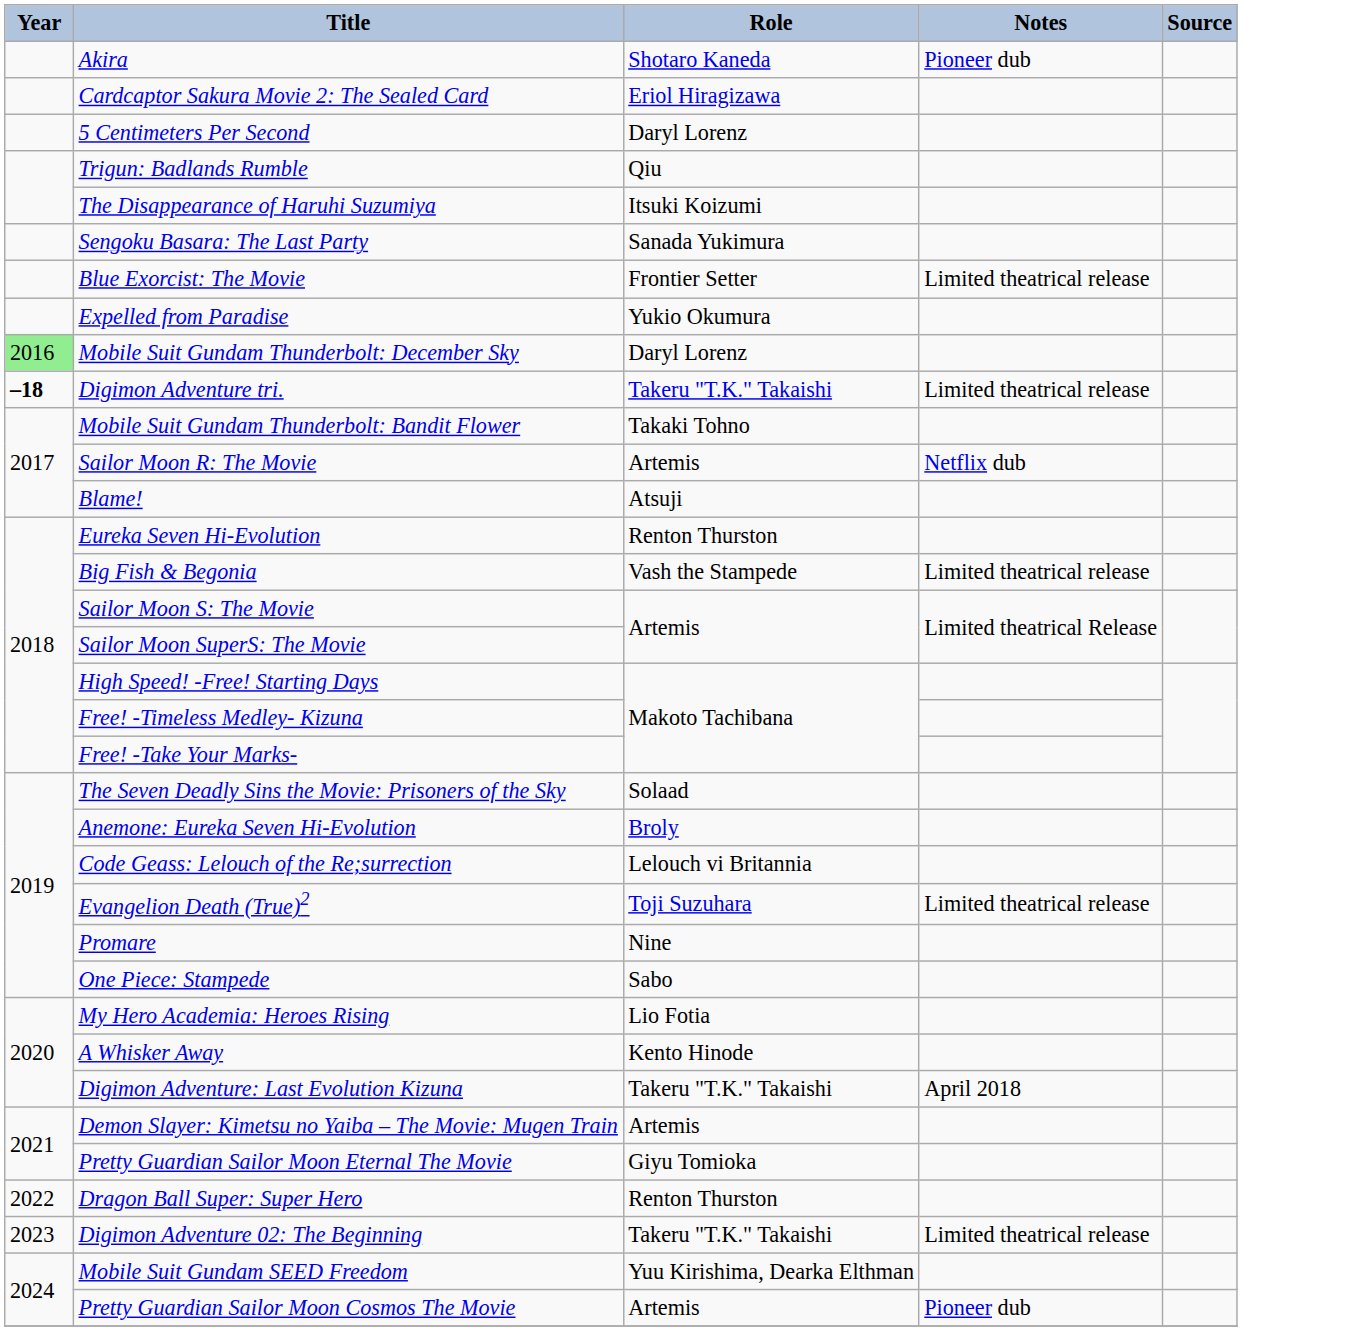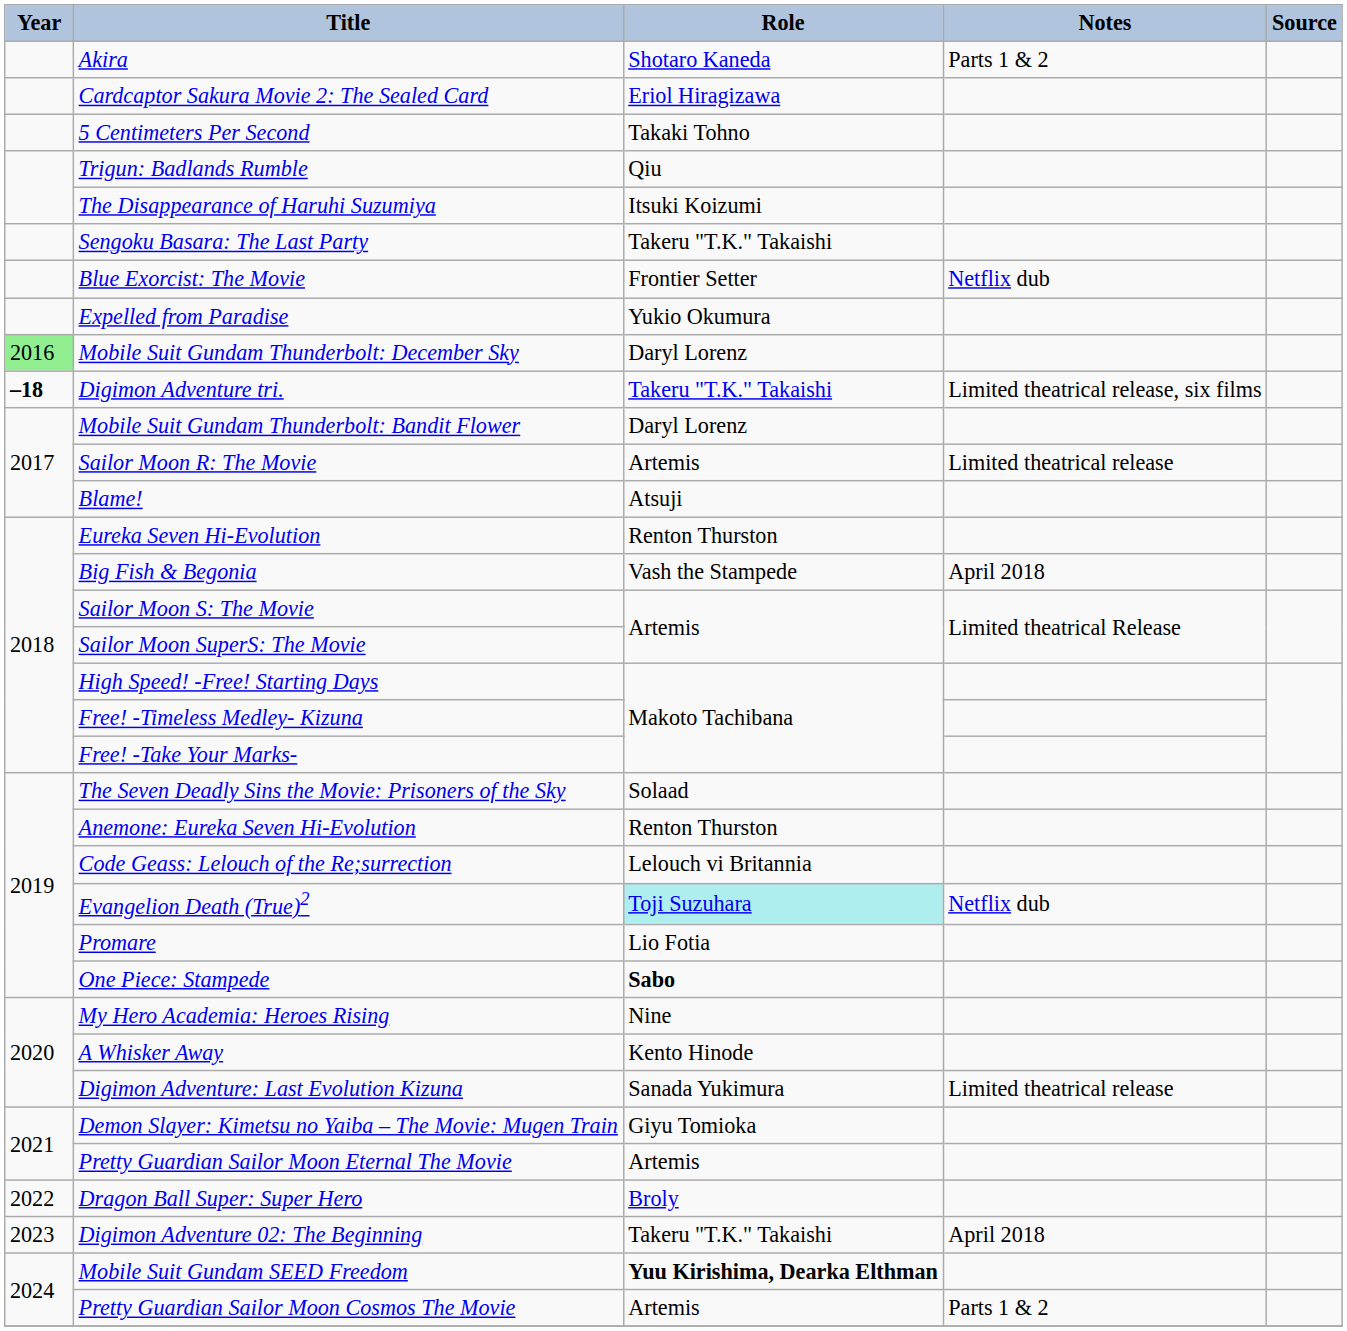(978, 59) Pioneer dub -> (998, 59) Parts 1 & 2
(688, 132) Daryl Lorenz -> (689, 132) Takaki Tohno
(706, 242) Sanada Yukimura -> (730, 242) Takeru "T.K." Takaishi
(1037, 279) Limited theatrical release -> (999, 279) Netflix dub
(1037, 388) Limited theatrical release -> (1105, 388) Limited theatrical release, six films
(689, 425) Takaki Tohno -> (688, 425) Daryl Lorenz
(975, 462) Netflix dub -> (1061, 462) Limited theatrical release
(1037, 571) Limited theatrical release -> (997, 571) April 2018
(654, 827) Broly -> (703, 827) Renton Thurston
(690, 903) no background -> (690, 903) paleturquoise background
(1037, 903) Limited theatrical release -> (999, 903) Netflix dub
(650, 942) Nine -> (669, 942) Lio Fotia
(650, 978) normal -> (652, 978) bold
(669, 1015) Lio Fotia -> (650, 1015) Nine
(730, 1088) Takeru "T.K." Takaishi -> (706, 1088) Sanada Yukimura
(973, 1088) April 2018 -> (1061, 1088) Limited theatrical release
(664, 1125) Artemis -> (692, 1125) Giyu Tomioka
(692, 1161) Giyu Tomioka -> (664, 1161) Artemis
(703, 1198) Renton Thurston -> (654, 1198) Broly
(1037, 1234) Limited theatrical release -> (997, 1234) April 2018
(771, 1271) normal -> (783, 1271) bold
(978, 1308) Pioneer dub -> (998, 1308) Parts 1 & 2
